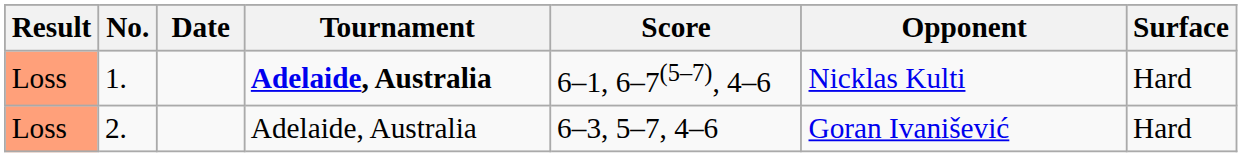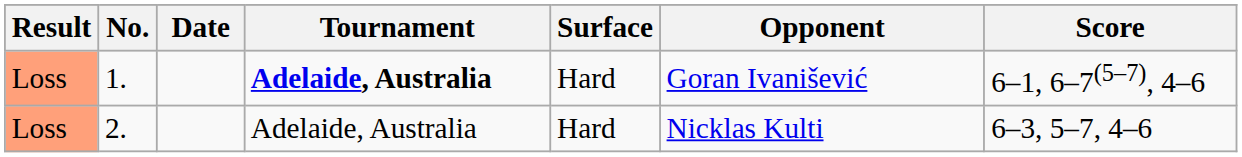columns swapped: (1181, 27) <-> (676, 27)
(887, 78) Nicklas Kulti -> (767, 78) Goran Ivanišević
(909, 128) Goran Ivanišević -> (745, 128) Nicklas Kulti
